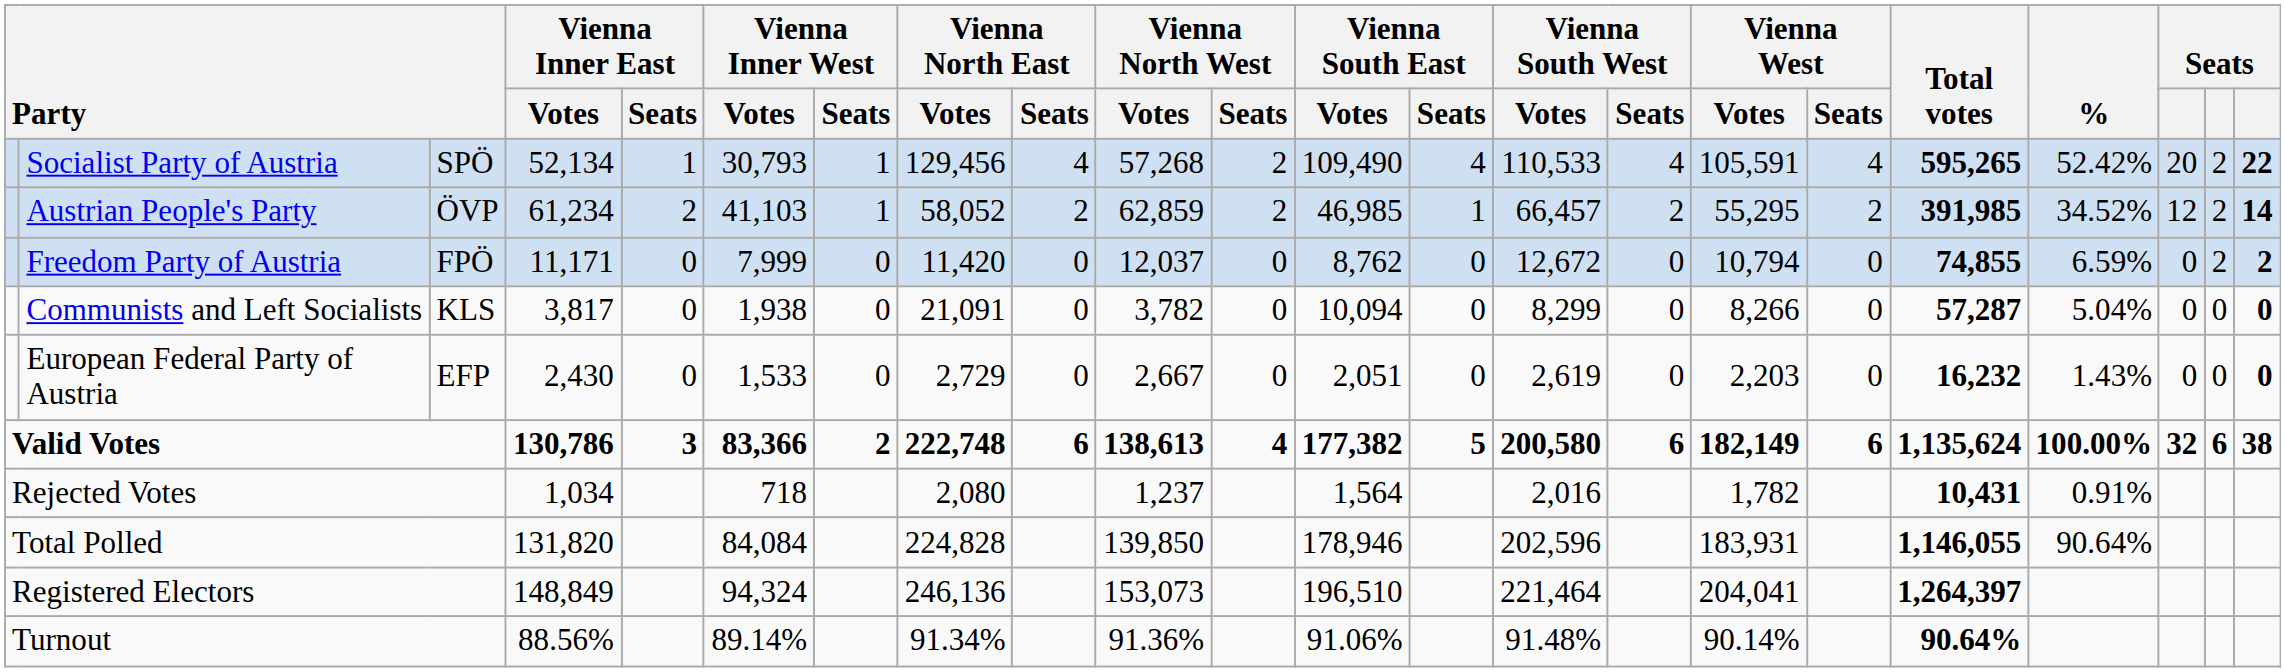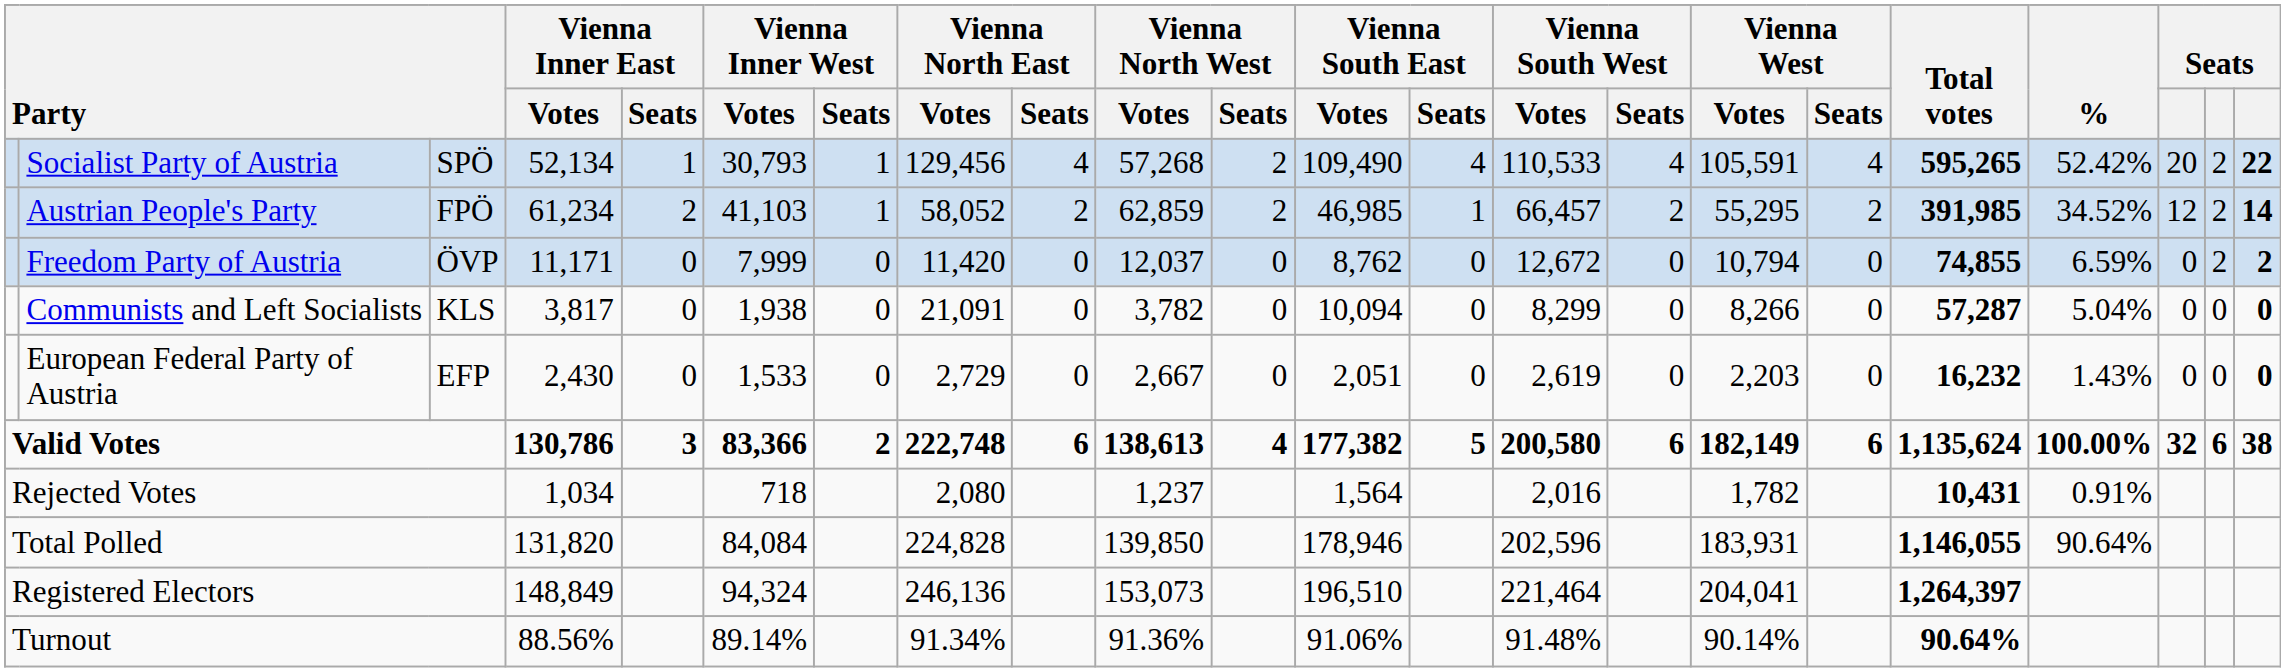(468, 211) ÖVP -> (465, 211) FPÖ
(465, 260) FPÖ -> (468, 260) ÖVP
